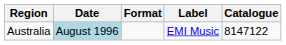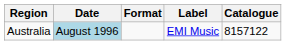(246, 31) 8147122 -> (246, 31) 8157122
